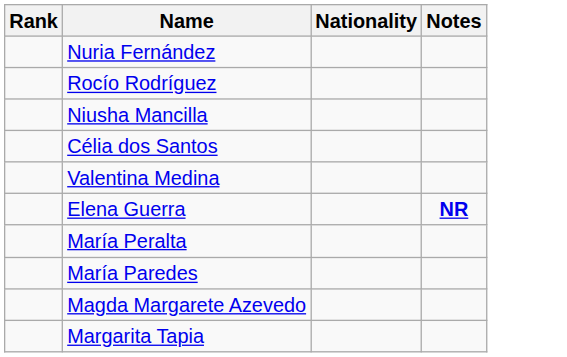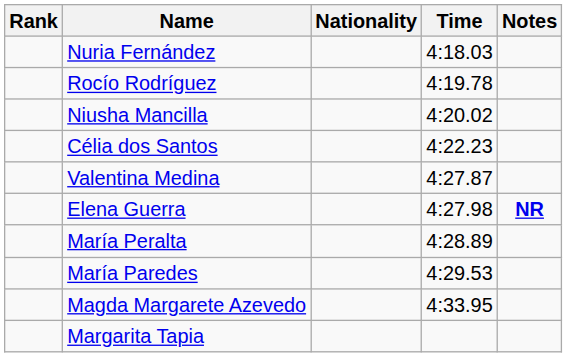+ column: (460, 21)
